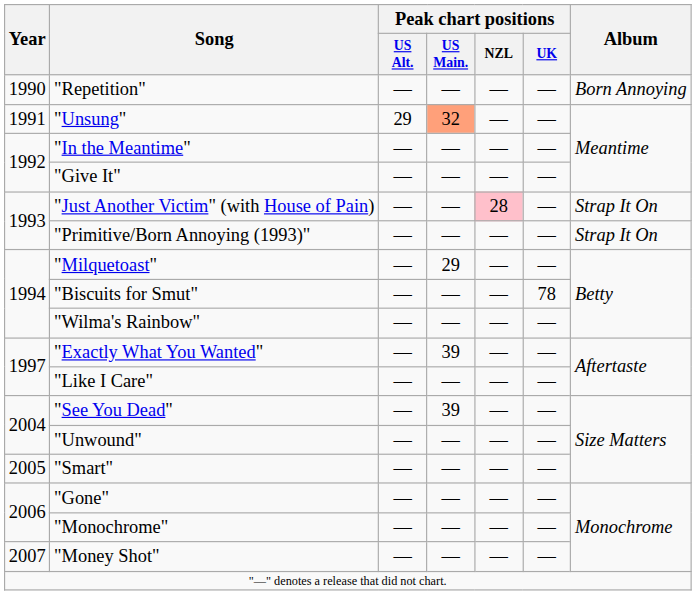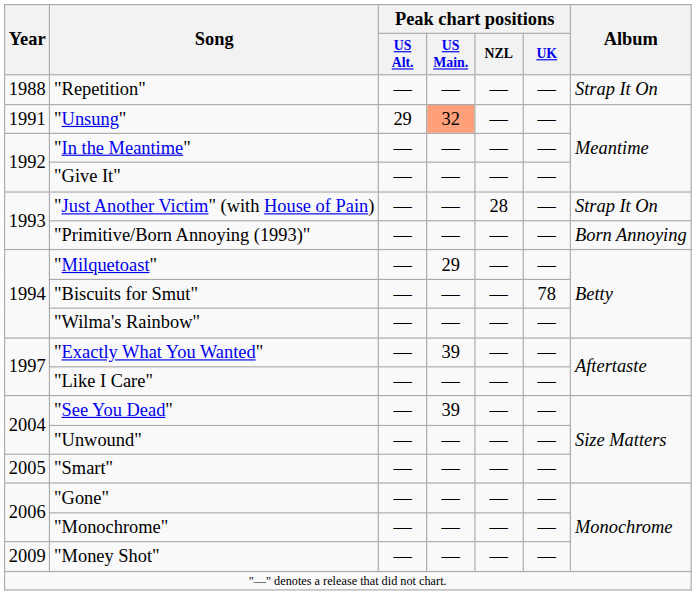(27, 89) 1990 -> (27, 89) 1988
(631, 89) Born Annoying -> (616, 89) Strap It On
(499, 206) pink background -> (499, 206) no background
(616, 235) Strap It On -> (631, 235) Born Annoying
(27, 556) 2007 -> (27, 556) 2009
